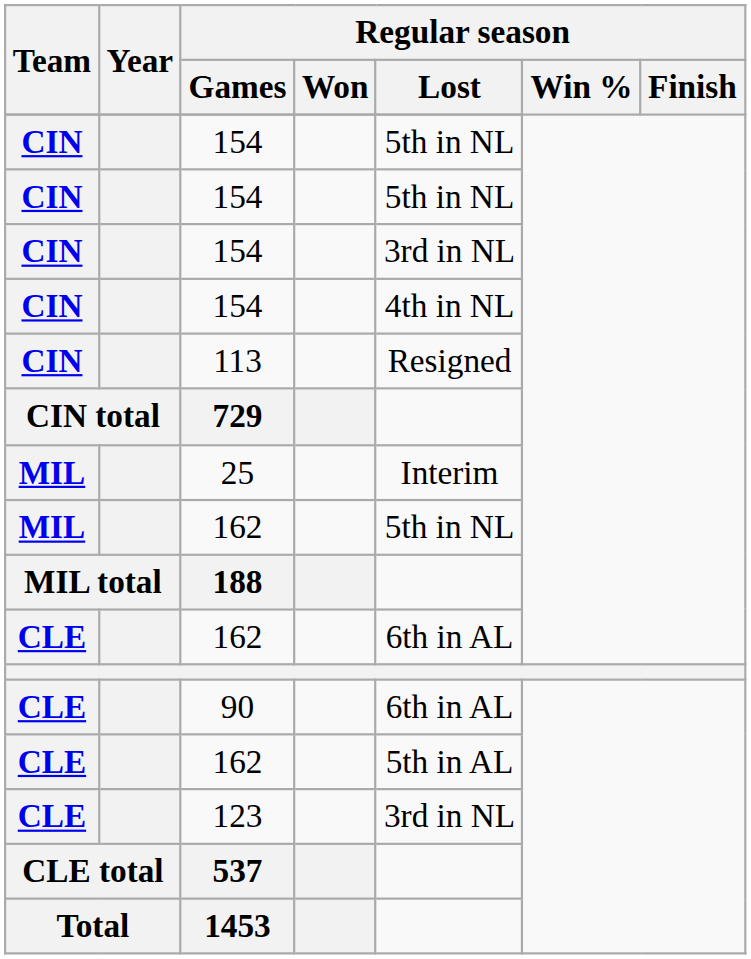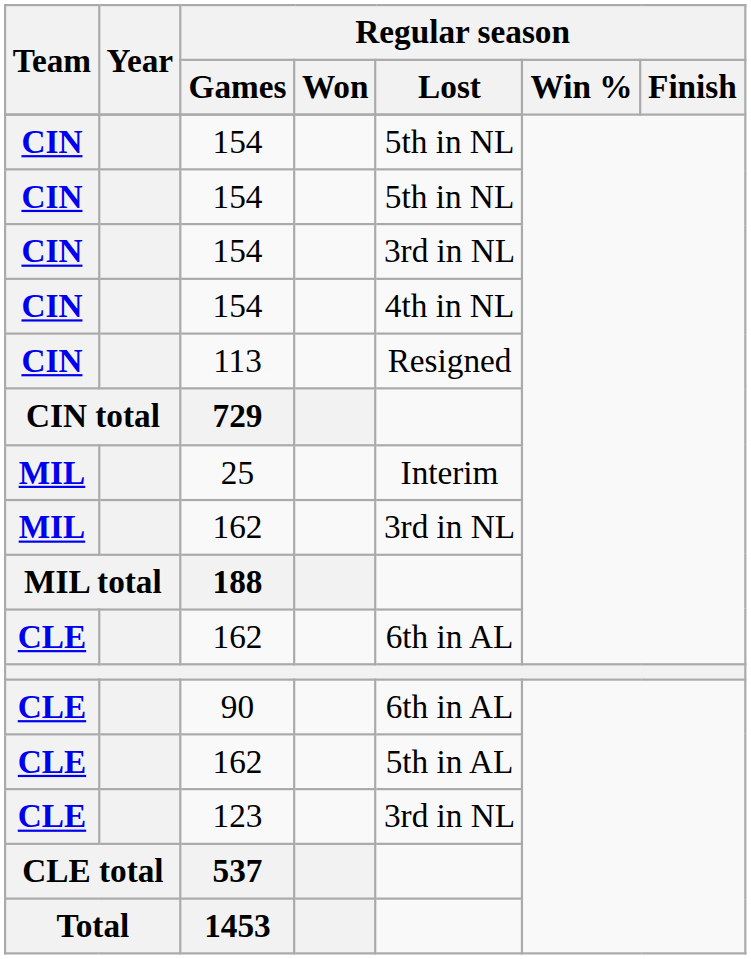(450, 526) 5th in NL -> (450, 526) 3rd in NL
